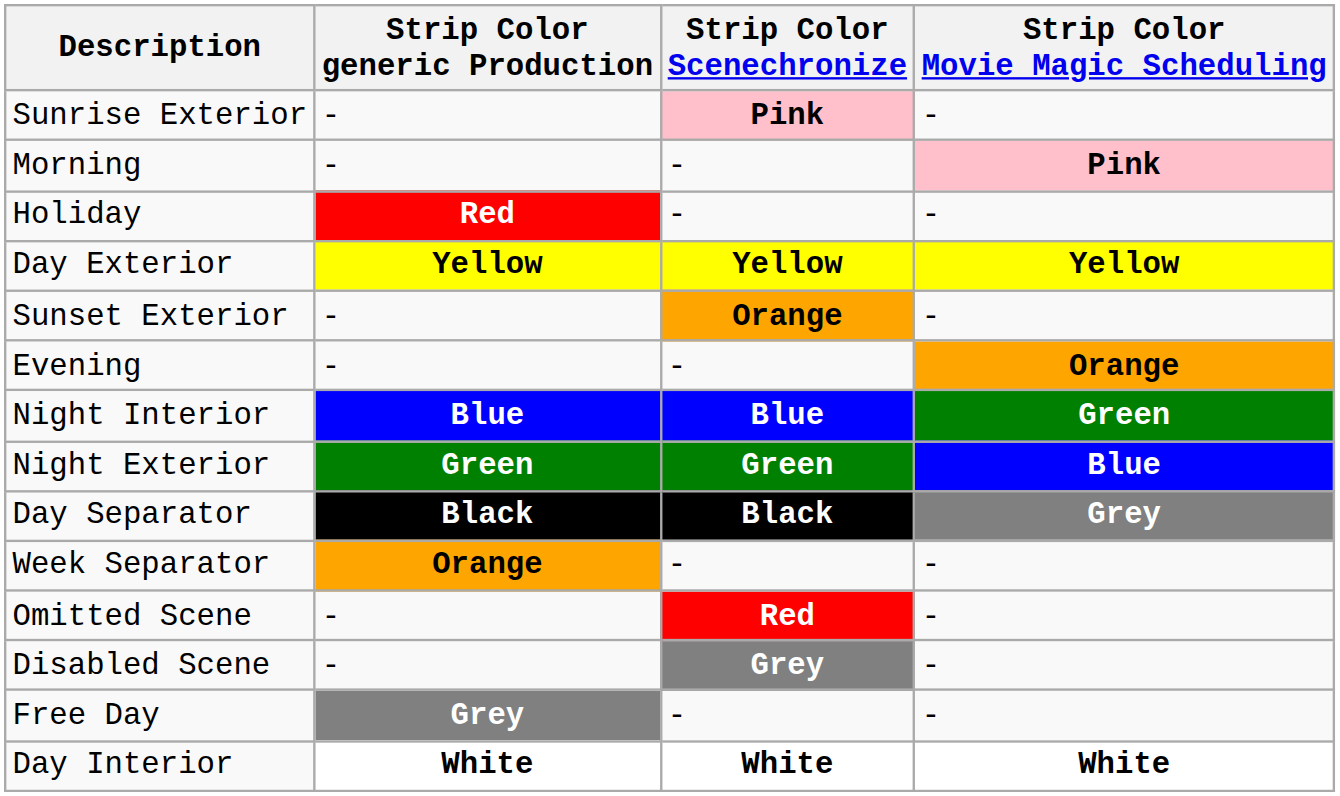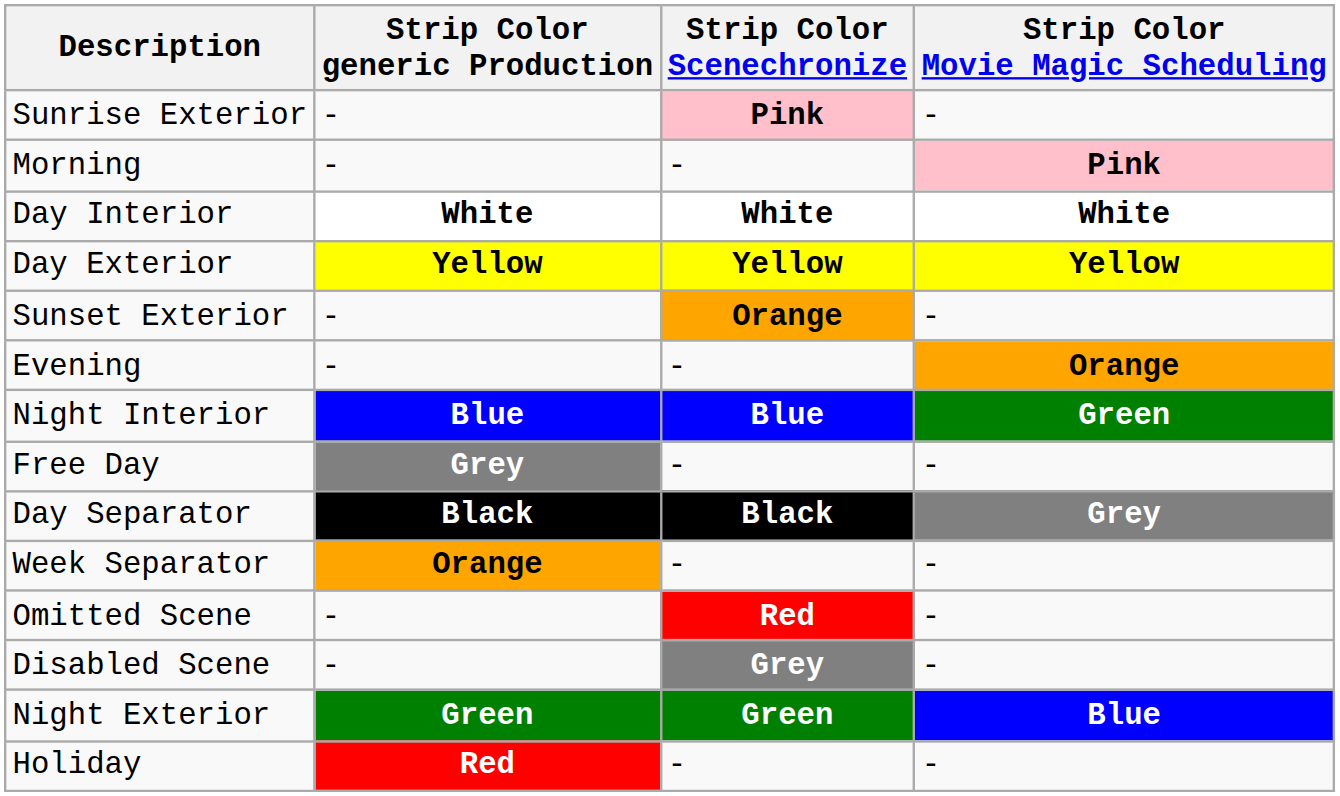rows swapped: (123, 766) <-> (77, 216)
rows swapped: (141, 466) <-> (86, 716)
